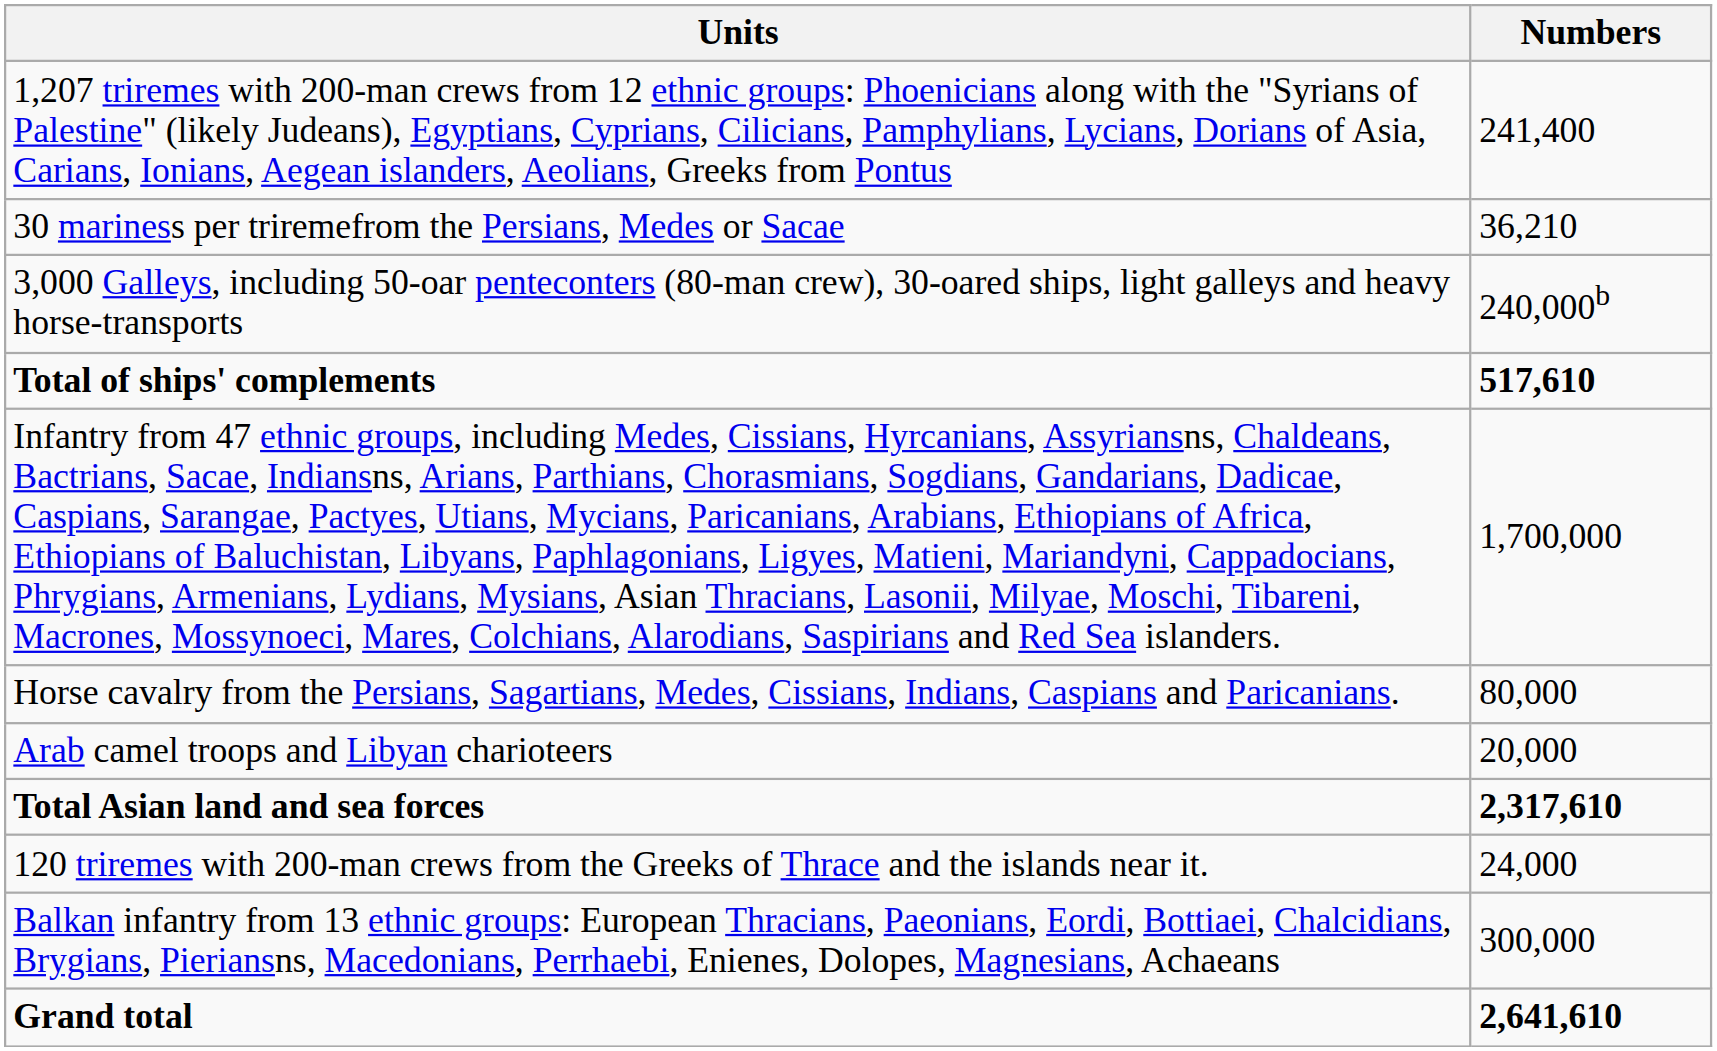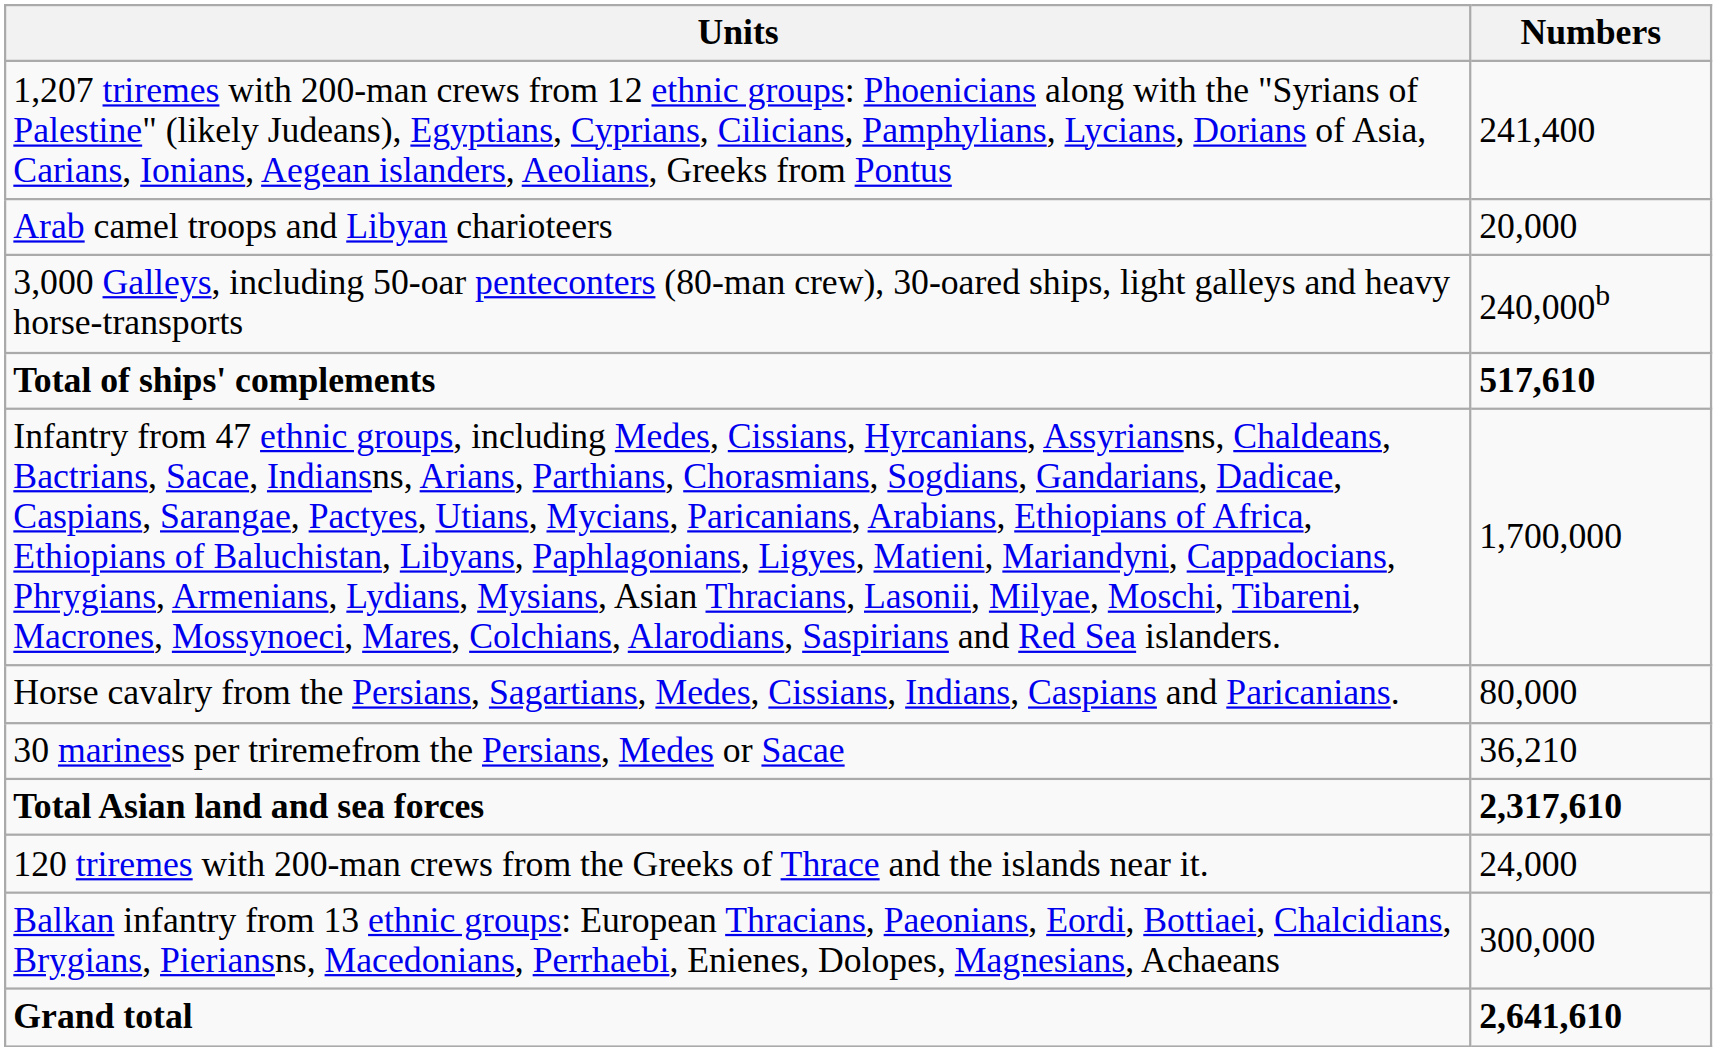rows swapped: (429, 226) <-> (313, 750)
